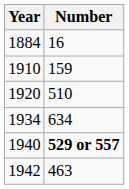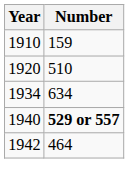- row: (24, 42)
(60, 171) 463 -> (60, 145) 464
